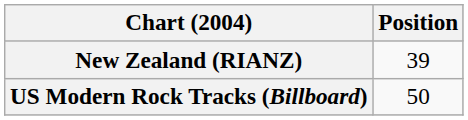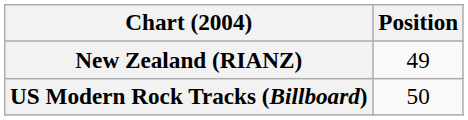(418, 59) 39 -> (418, 59) 49
